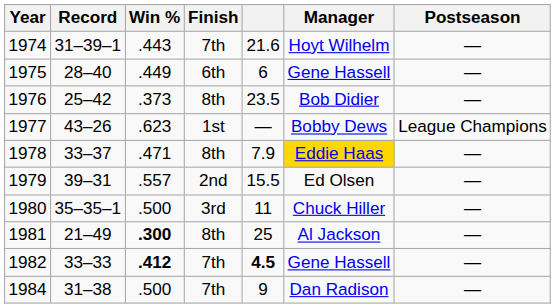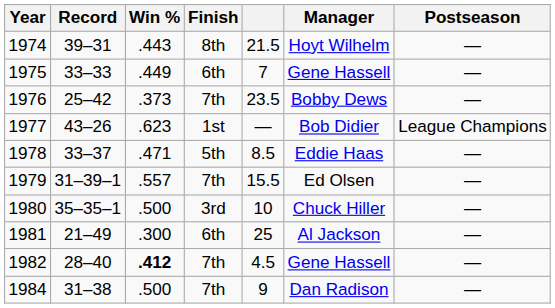(88, 45) 31–39–1 -> (88, 45) 39–31
(213, 45) 7th -> (213, 45) 8th
(263, 45) 21.6 -> (263, 45) 21.5
(88, 72) 28–40 -> (88, 72) 33–33
(263, 72) 6 -> (263, 72) 7
(213, 99) 8th -> (213, 99) 7th
(339, 99) Bob Didier -> (339, 99) Bobby Dews
(339, 126) Bobby Dews -> (339, 126) Bob Didier
(213, 153) 8th -> (213, 153) 5th
(263, 153) 7.9 -> (263, 153) 8.5
(339, 153) gold background -> (339, 153) no background
(88, 180) 39–31 -> (88, 180) 31–39–1
(213, 180) 2nd -> (213, 180) 7th
(263, 208) 11 -> (263, 208) 10
(155, 235) bold -> (155, 235) normal
(213, 235) 8th -> (213, 235) 6th
(88, 262) 33–33 -> (88, 262) 28–40
(263, 262) bold -> (263, 262) normal
